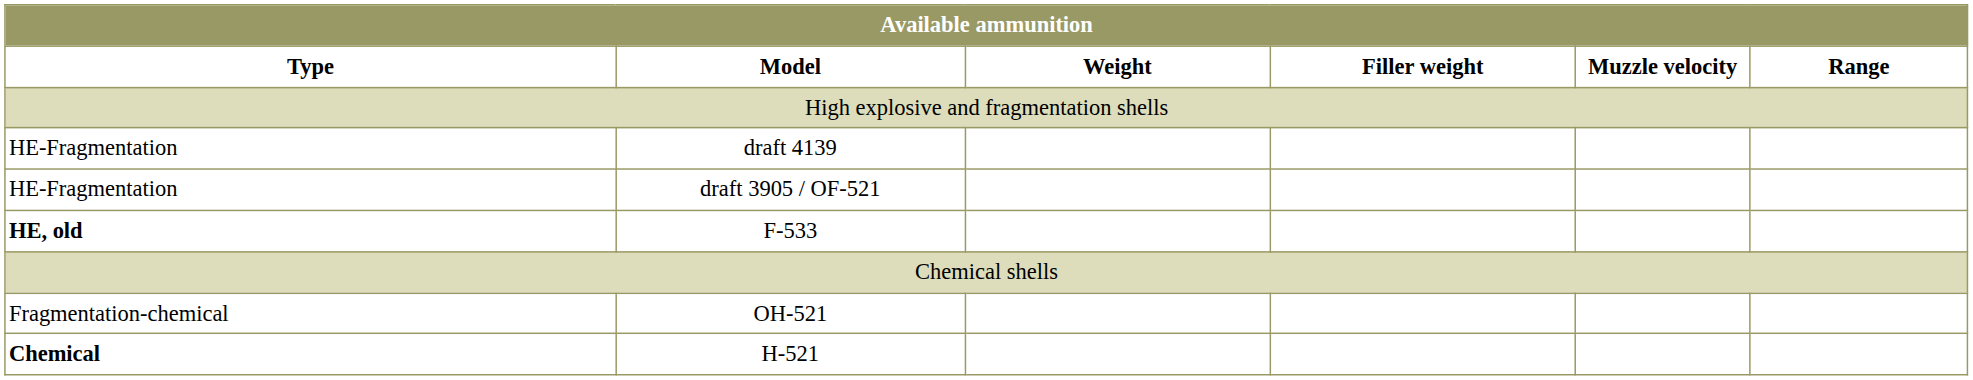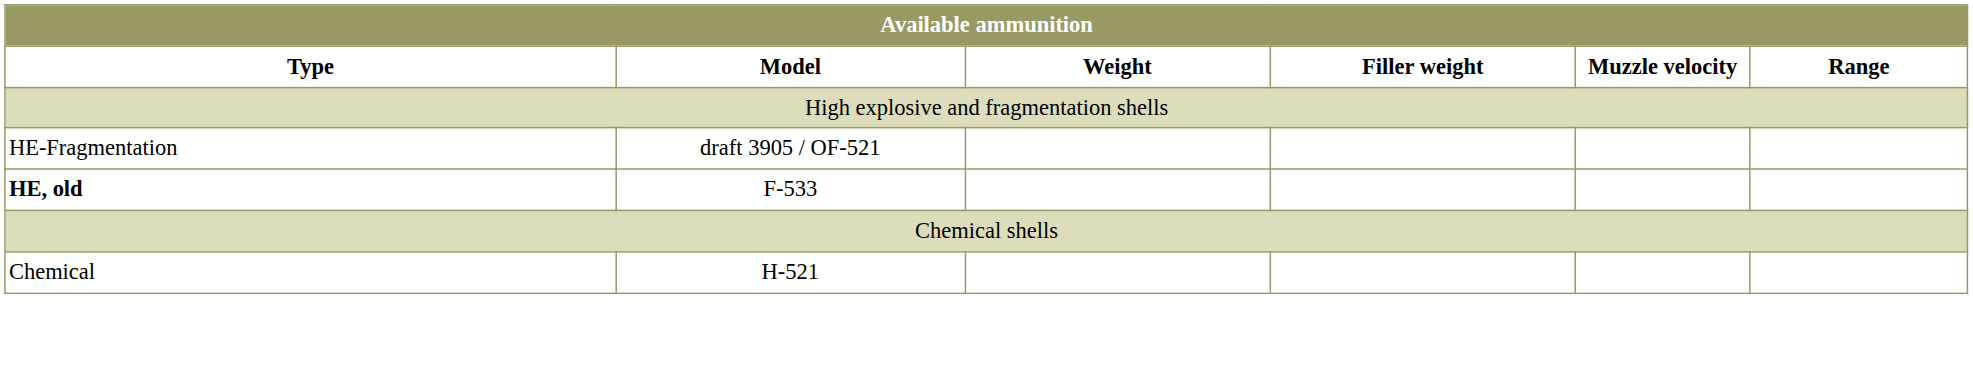- row: (790, 147)
- row: (790, 312)
(54, 353) bold -> (52, 271) normal
